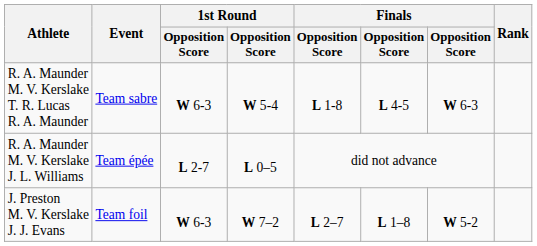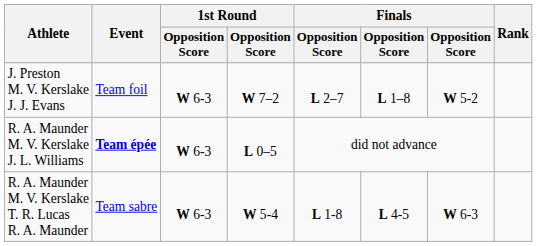rows swapped: (48, 215) <-> (48, 98)
(124, 160) normal -> (126, 144) bold
(194, 168) L 2-7 -> (194, 152) W 6-3
